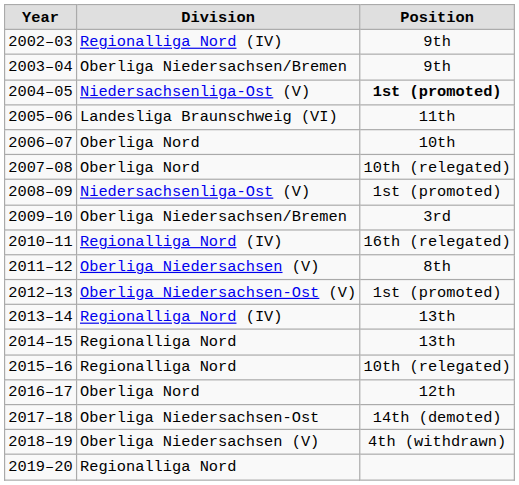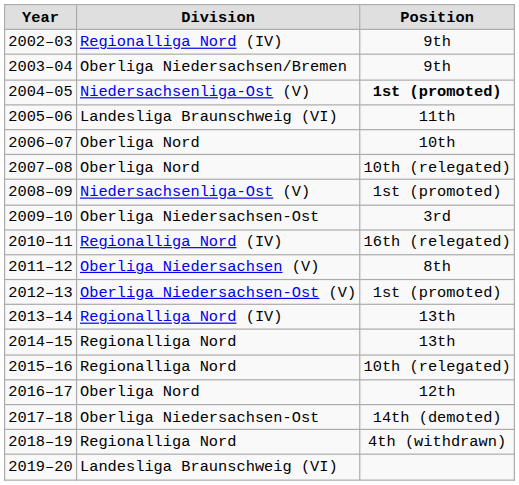(213, 217) Oberliga Niedersachsen/Bremen -> (200, 217) Oberliga Niedersachsen-Ost
(200, 442) Oberliga Niedersachsen (V) -> (158, 442) Regionalliga Nord
(158, 467) Regionalliga Nord -> (209, 467) Landesliga Braunschweig (VI)
